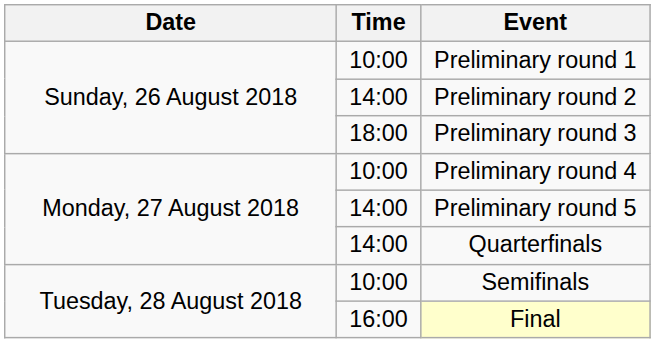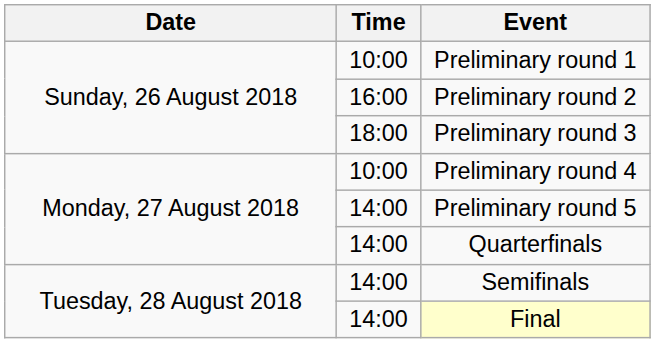(379, 97) 14:00 -> (379, 97) 16:00
(379, 282) 10:00 -> (379, 282) 14:00
(379, 319) 16:00 -> (379, 319) 14:00
